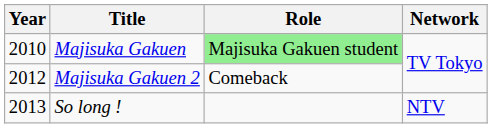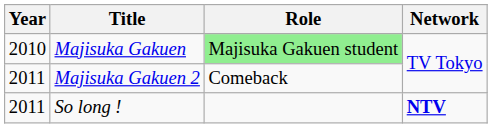(27, 78) 2012 -> (27, 78) 2011
(27, 107) 2013 -> (27, 107) 2011
(426, 107) normal -> (426, 107) bold
